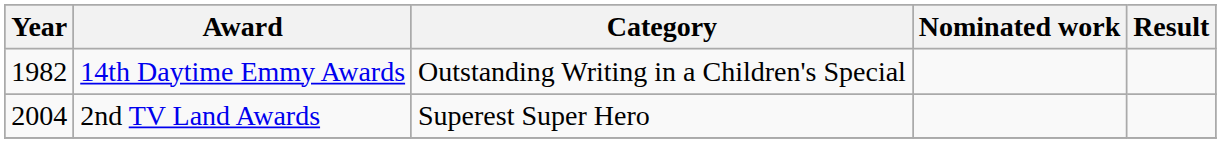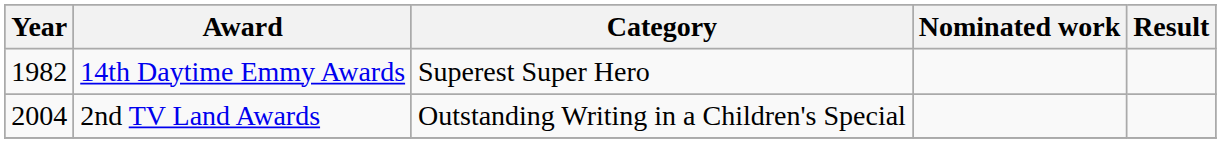(662, 71) Outstanding Writing in a Children's Special -> (534, 71) Superest Super Hero
(534, 115) Superest Super Hero -> (662, 115) Outstanding Writing in a Children's Special
